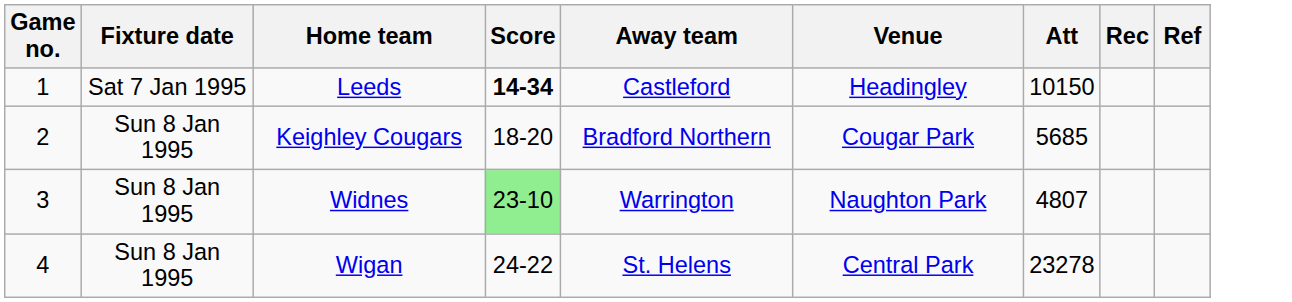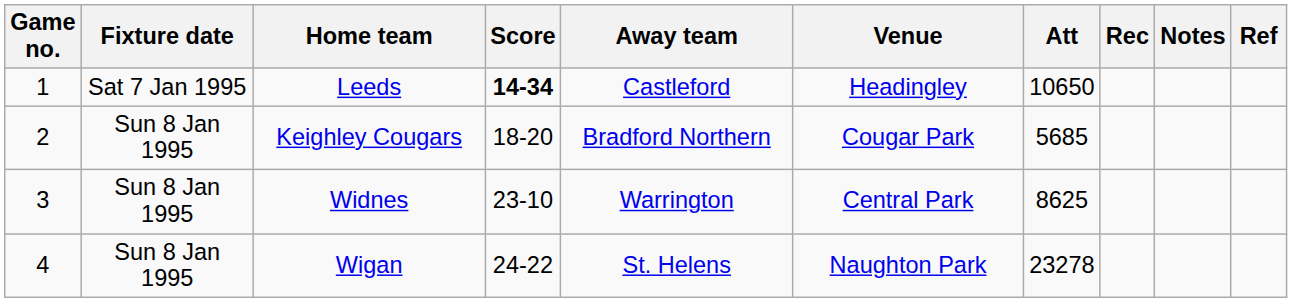+ column: (1193, 36)
(1062, 86) 10150 -> (1062, 86) 10650
(523, 201) lightgreen background -> (523, 201) no background
(908, 201) Naughton Park -> (908, 201) Central Park
(1062, 201) 4807 -> (1062, 201) 8625
(908, 264) Central Park -> (908, 264) Naughton Park
